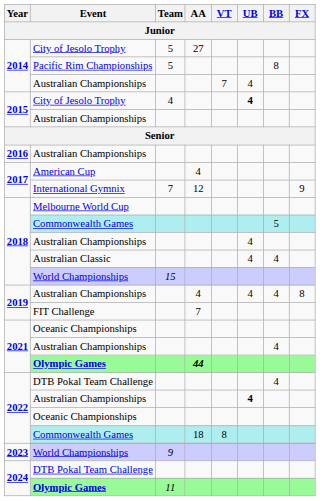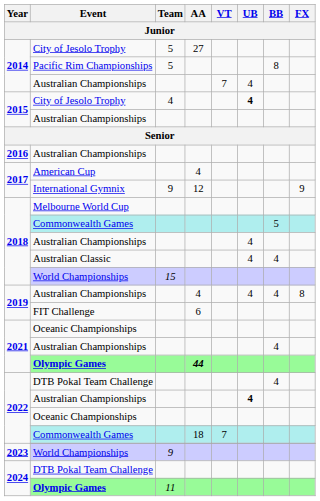(170, 188) 7 -> (170, 188) 9
(198, 311) 7 -> (198, 311) 6
(224, 434) 8 -> (224, 434) 7
